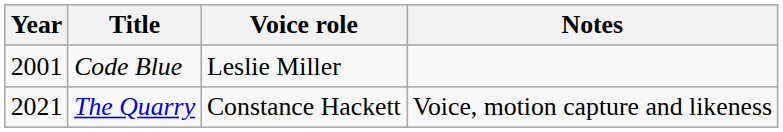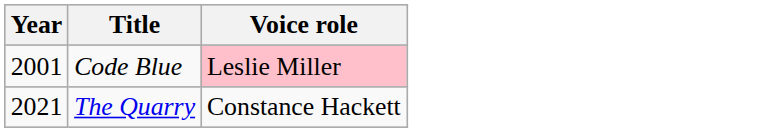- column: (592, 24)
(274, 65) no background -> (274, 65) pink background
